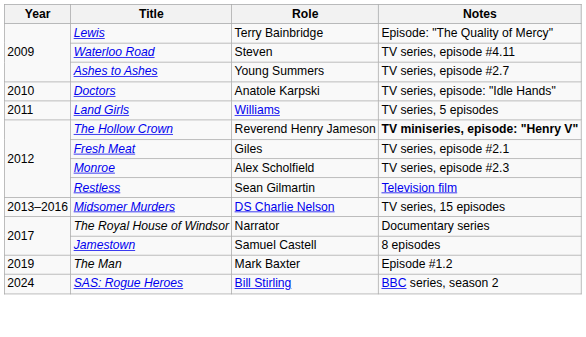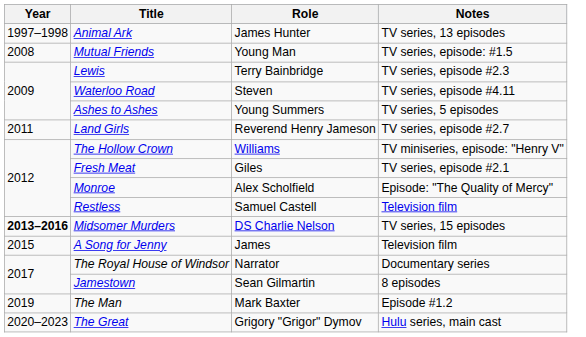+ row: (103, 33)
+ row: (114, 52)
(467, 33) Episode: "The Quality of Mercy" -> (445, 71) TV series, episode #2.3
(445, 71) TV series, episode #2.7 -> (440, 110) TV series, 5 episodes
- row: (95, 91)
(257, 110) Williams -> (305, 129) Reverend Henry Jameson
(440, 110) TV series, 5 episodes -> (445, 129) TV series, episode #2.7
(305, 129) Reverend Henry Jameson -> (257, 149) Williams
(480, 129) bold -> (473, 149) normal
(445, 168) TV series, episode #2.3 -> (467, 187) Episode: "The Quality of Mercy"
(275, 187) Sean Gilmartin -> (275, 206) Samuel Castell
(38, 206) normal -> (38, 226) bold
+ row: (120, 245)
(275, 245) Samuel Castell -> (275, 284) Sean Gilmartin
+ row: (101, 322)
- row: (128, 284)
